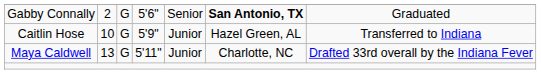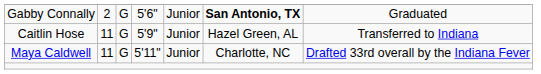(185, 14) Senior -> (183, 14) Junior
(107, 33) 10 -> (107, 33) 11
(107, 53) 13 -> (107, 53) 11
